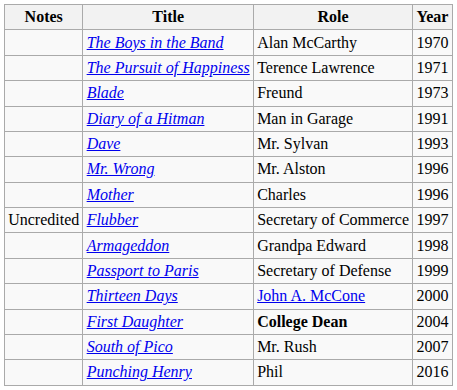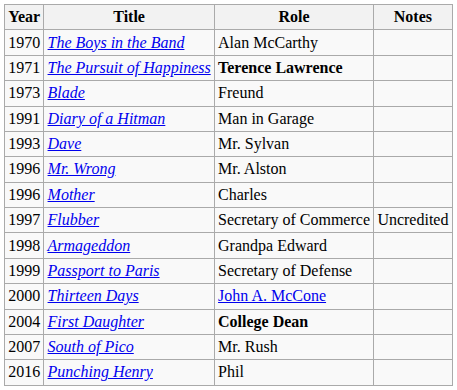columns swapped: (432, 17) <-> (44, 17)
(316, 67) normal -> (280, 67) bold
